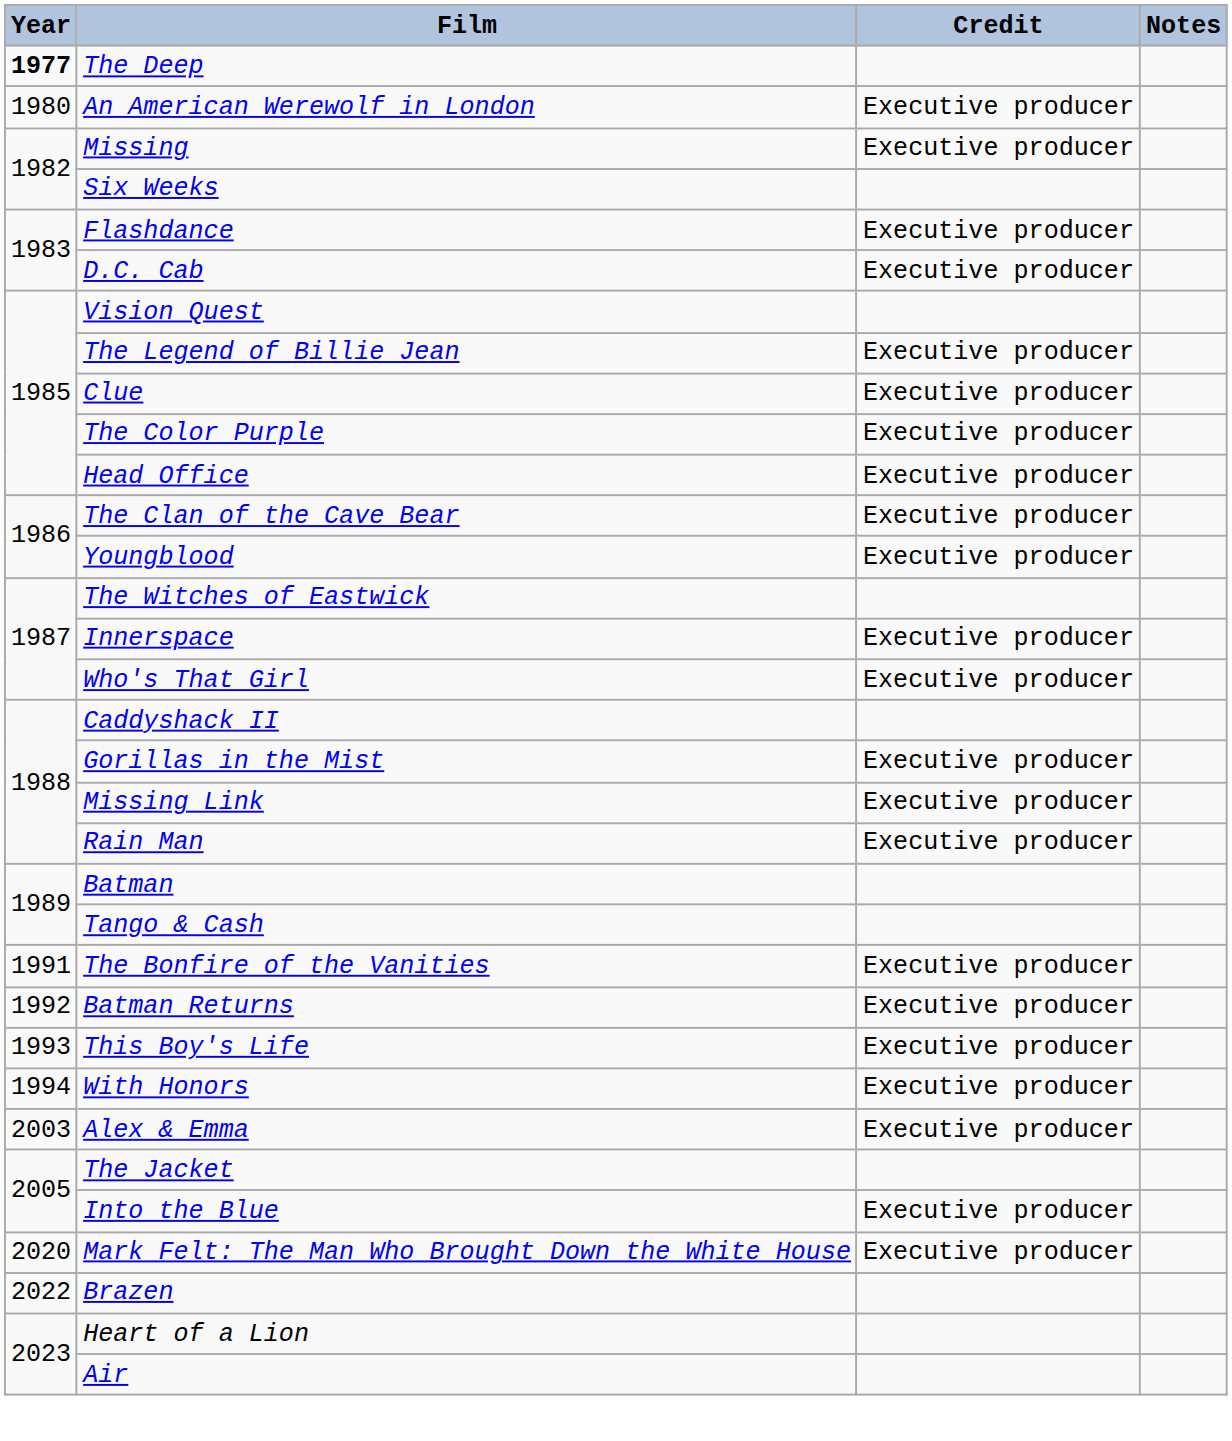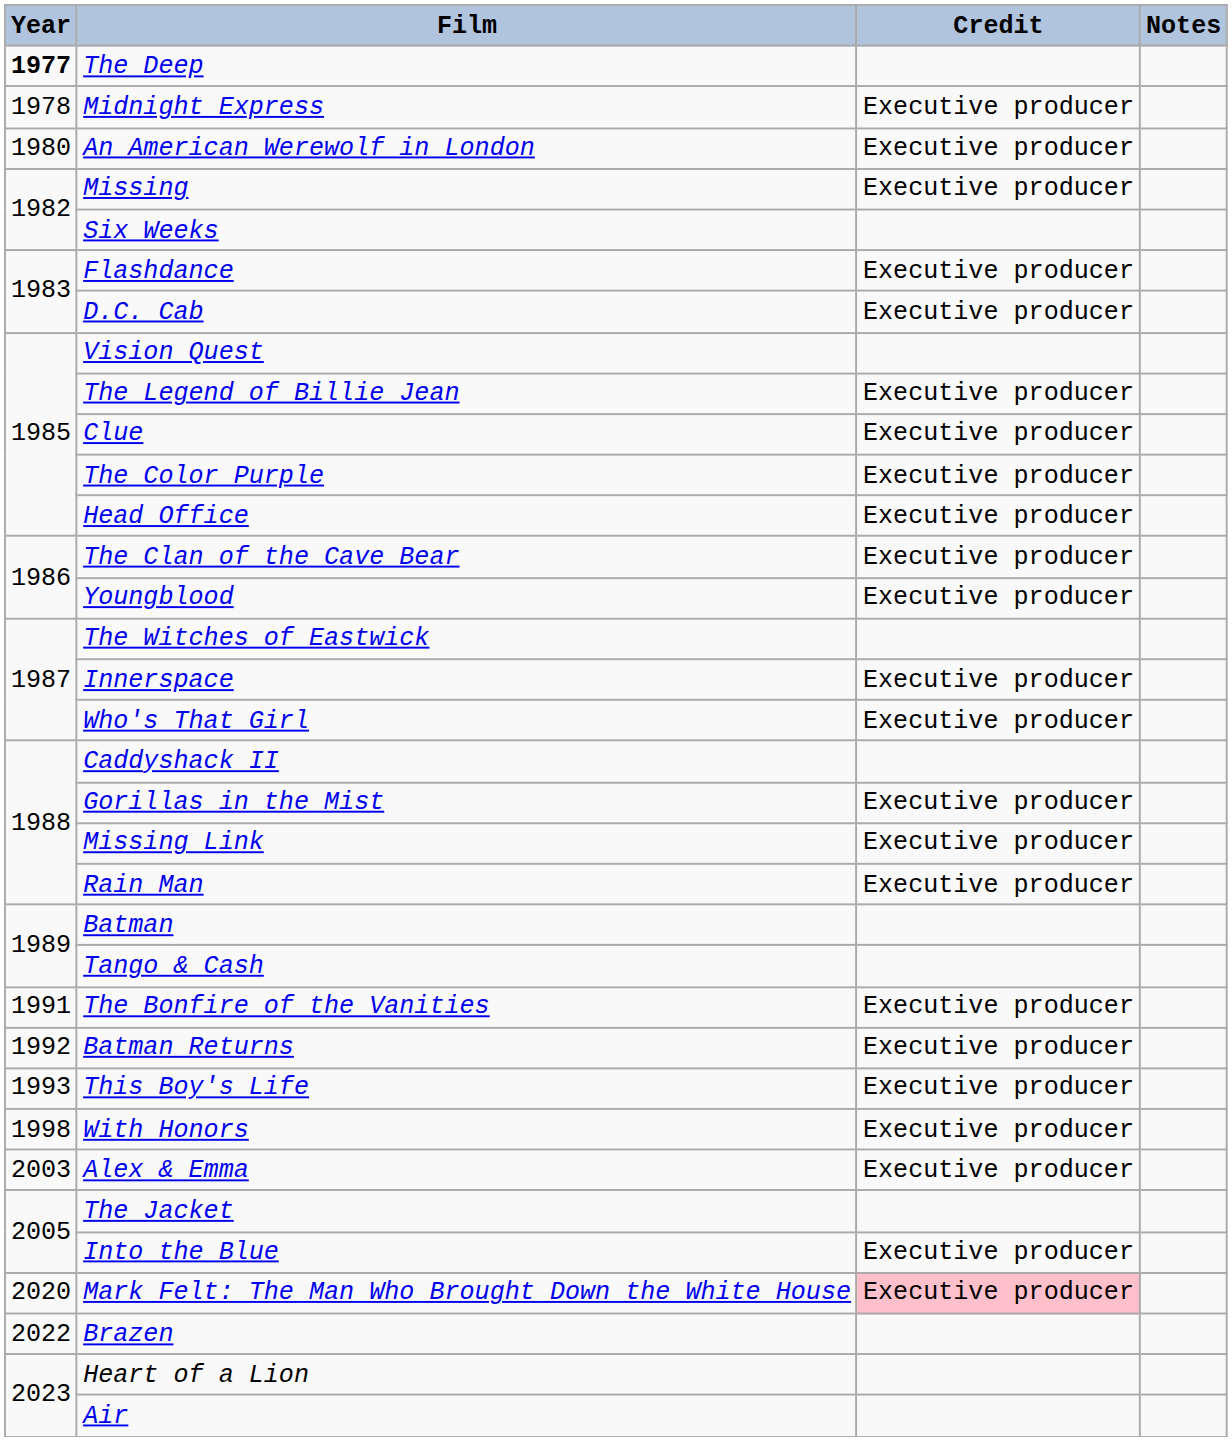+ row: (204, 107)
(41, 1089) 1994 -> (41, 1129) 1998
(998, 1252) no background -> (998, 1293) pink background
